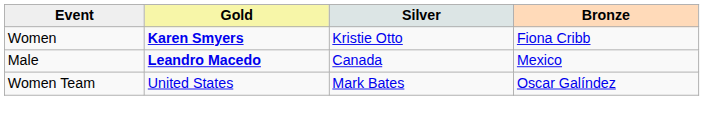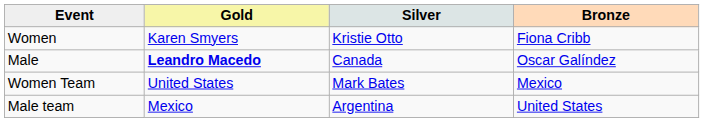(196, 38) bold -> (193, 38) normal
(539, 60) Mexico -> (566, 60) Oscar Galíndez
(566, 83) Oscar Galíndez -> (539, 83) Mexico
+ row: (41, 106)
